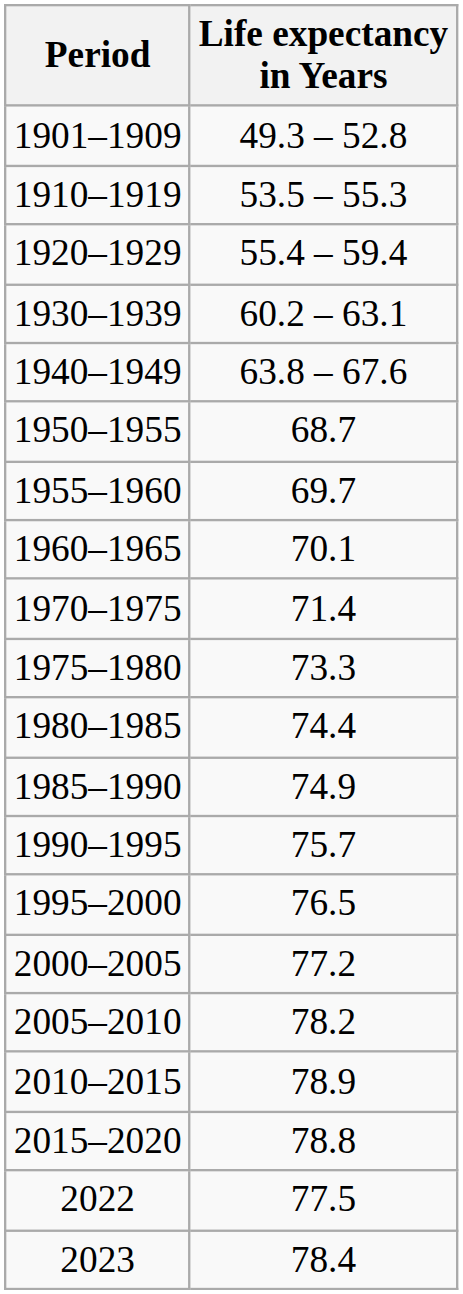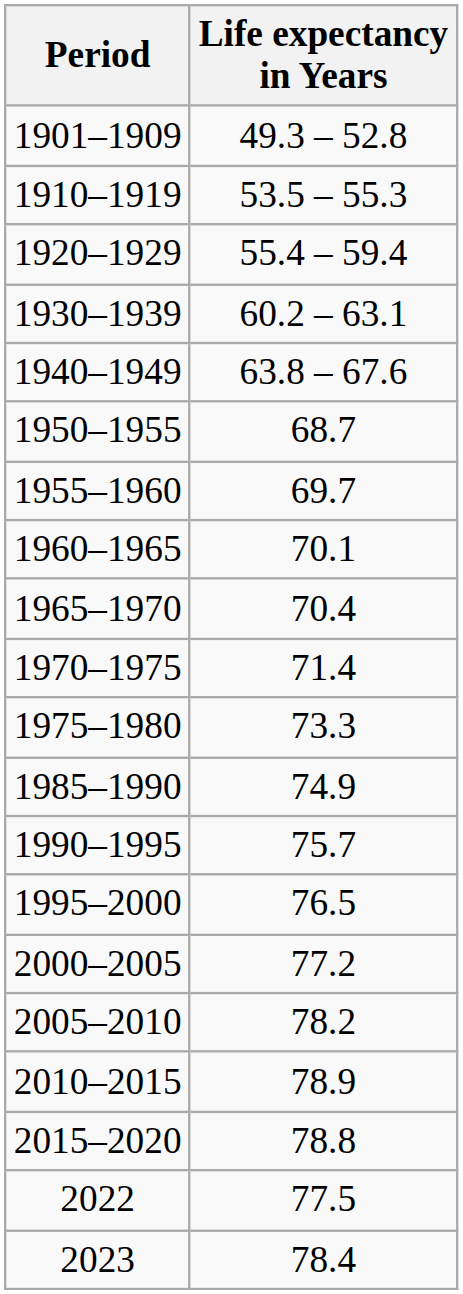+ row: (98, 608)
- row: (98, 726)
